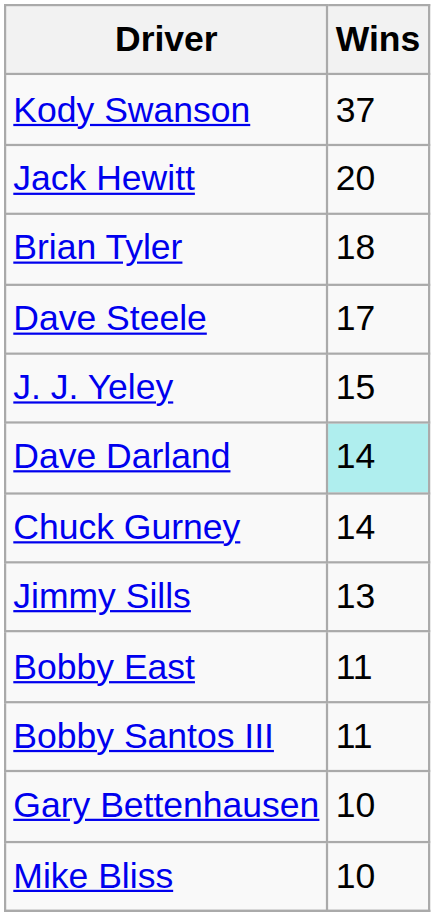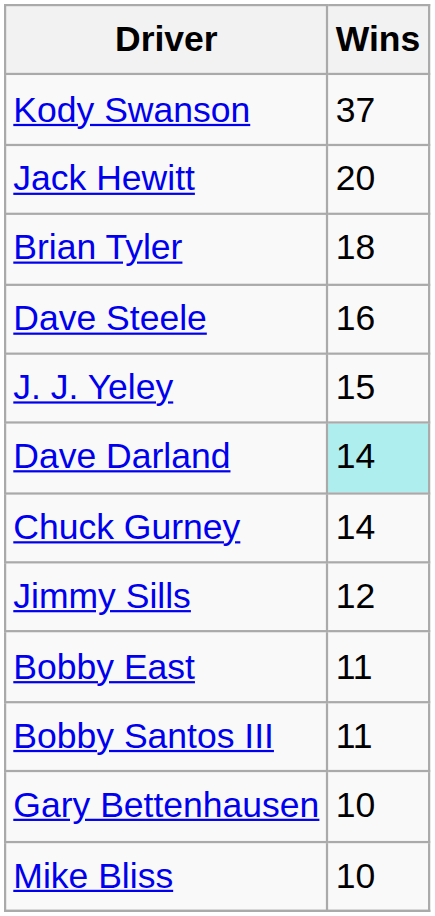(356, 317) 17 -> (356, 317) 16
(356, 596) 13 -> (356, 596) 12
